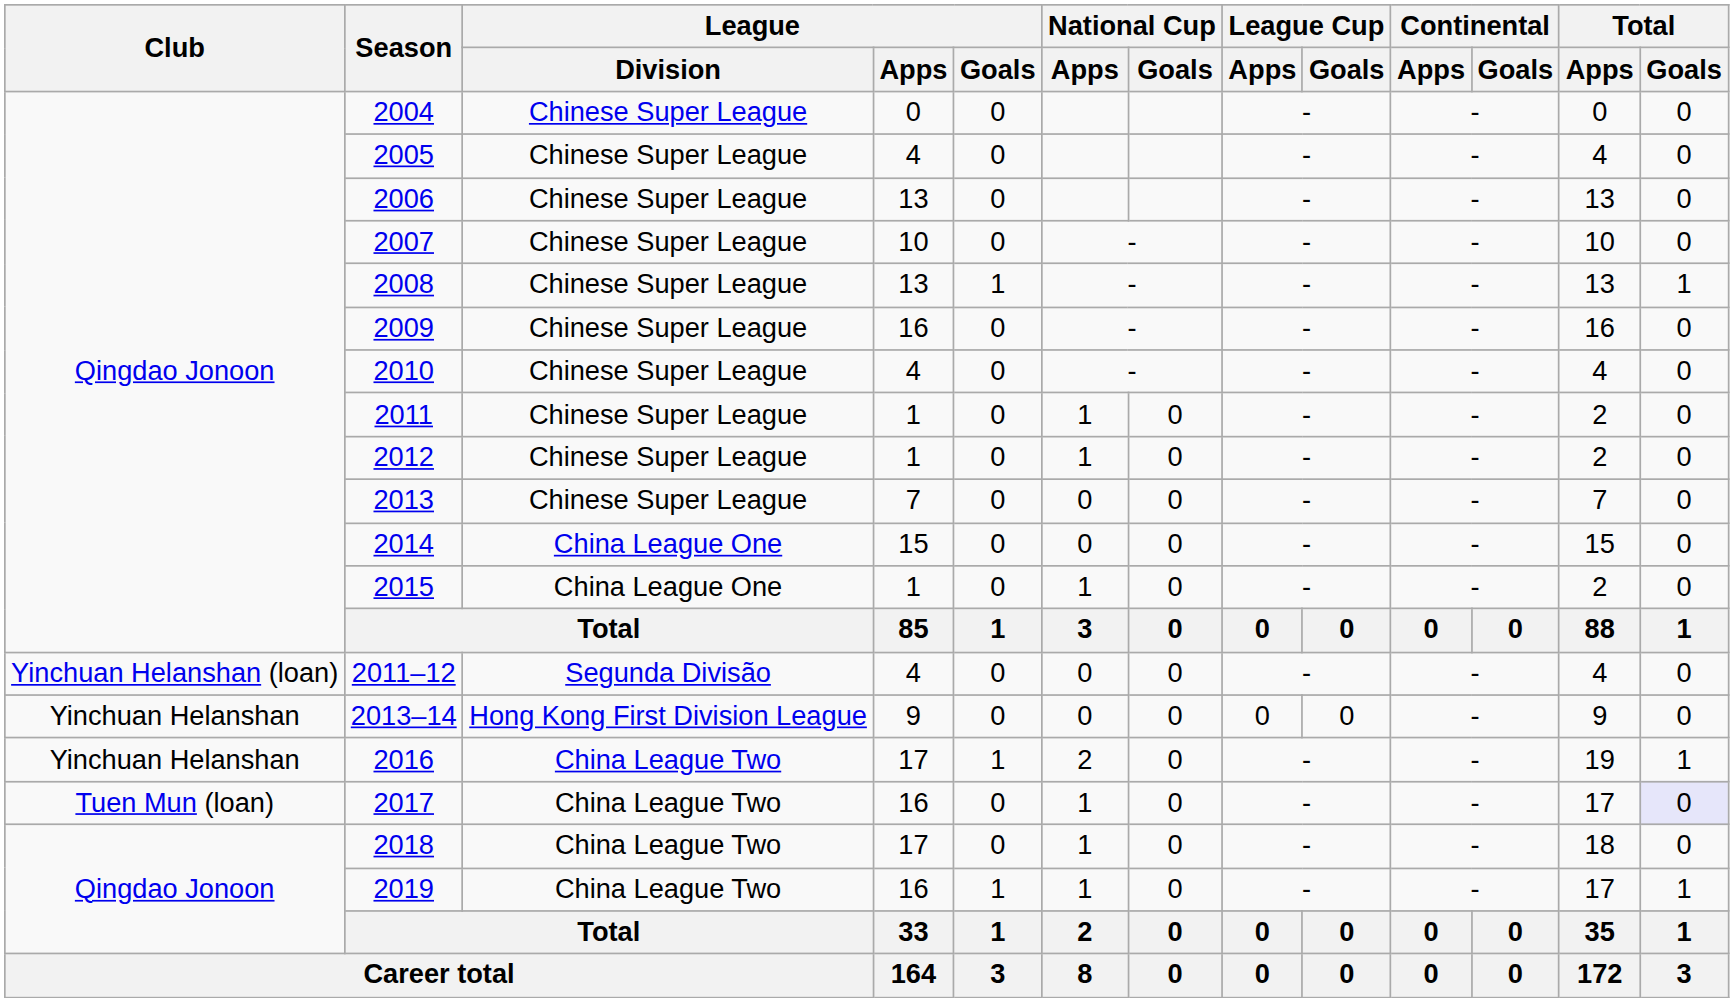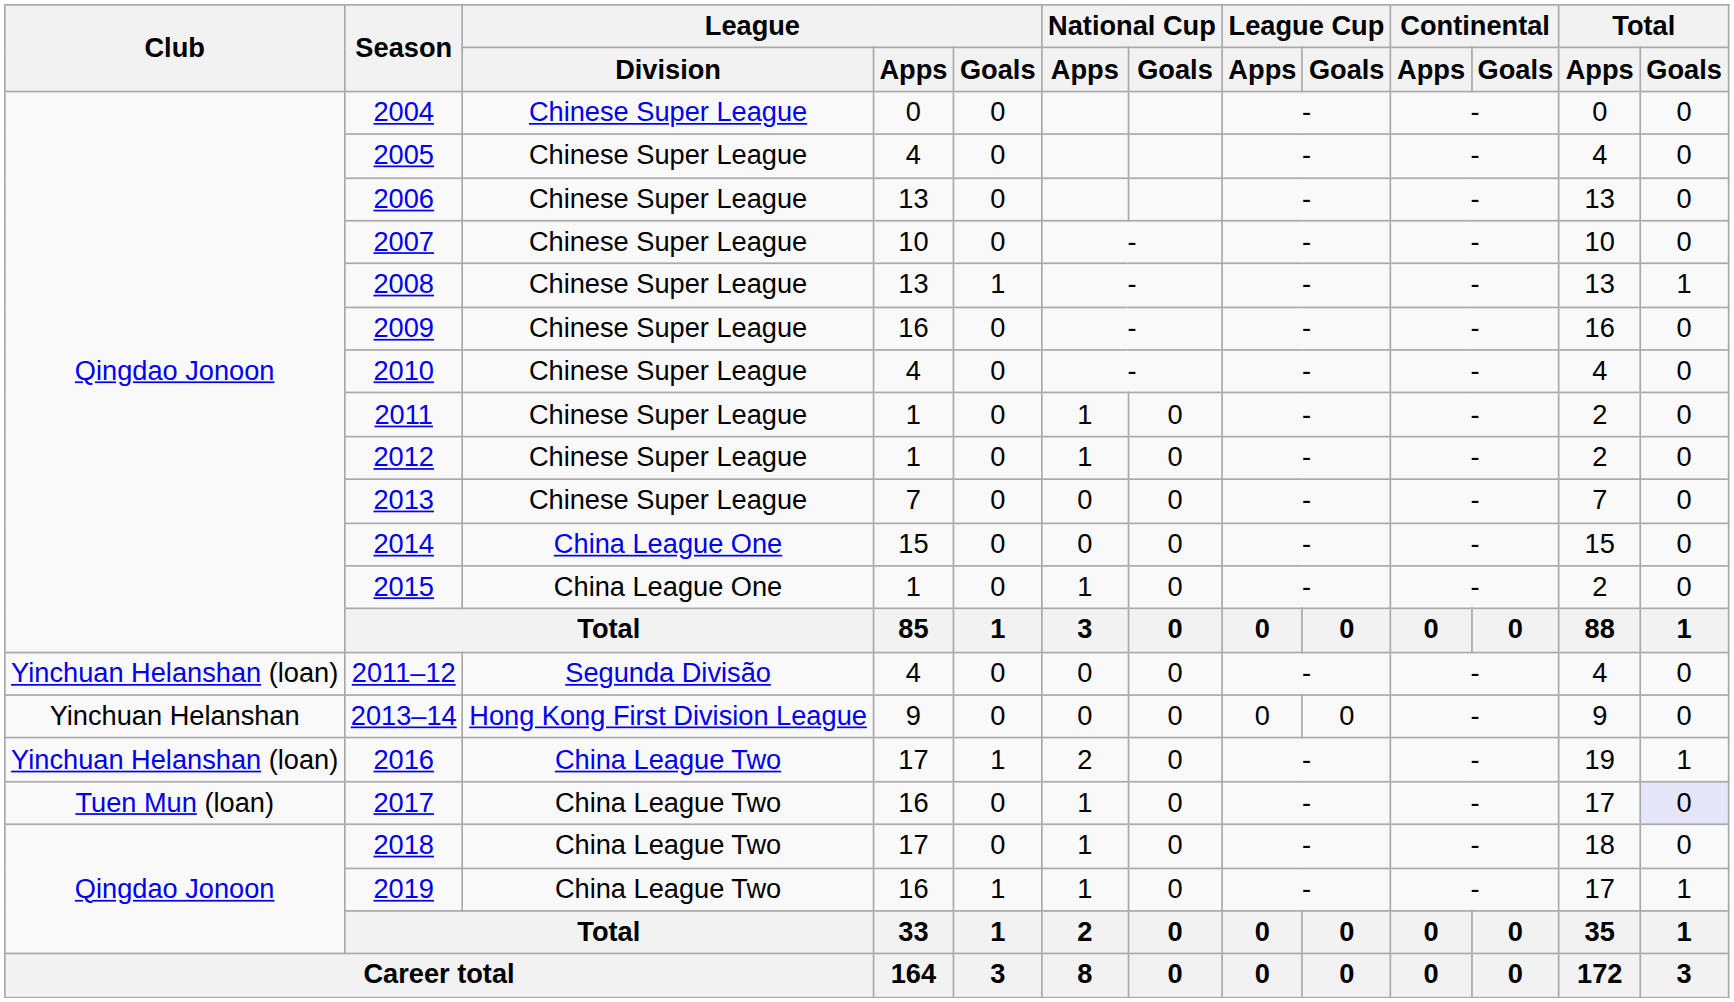(175, 759) Yinchuan Helanshan -> (175, 759) Yinchuan Helanshan (loan)
